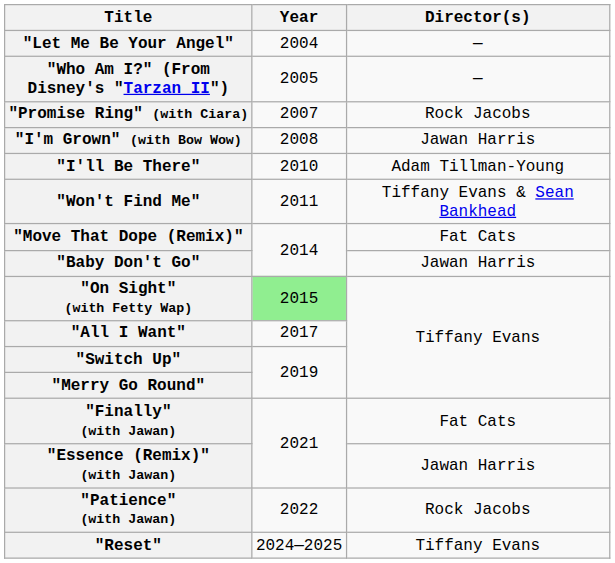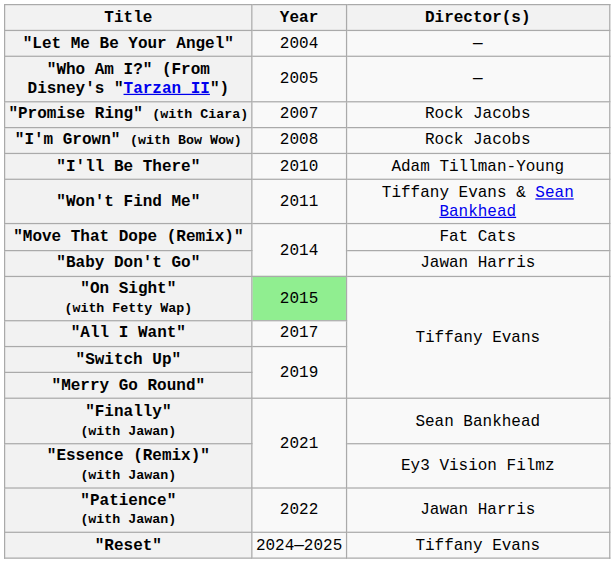(478, 140) Jawan Harris -> (478, 140) Rock Jacobs
(478, 421) Fat Cats -> (478, 421) Sean Bankhead
(478, 466) Jawan Harris -> (478, 466) Ey3 Vision Filmz
(478, 510) Rock Jacobs -> (478, 510) Jawan Harris
